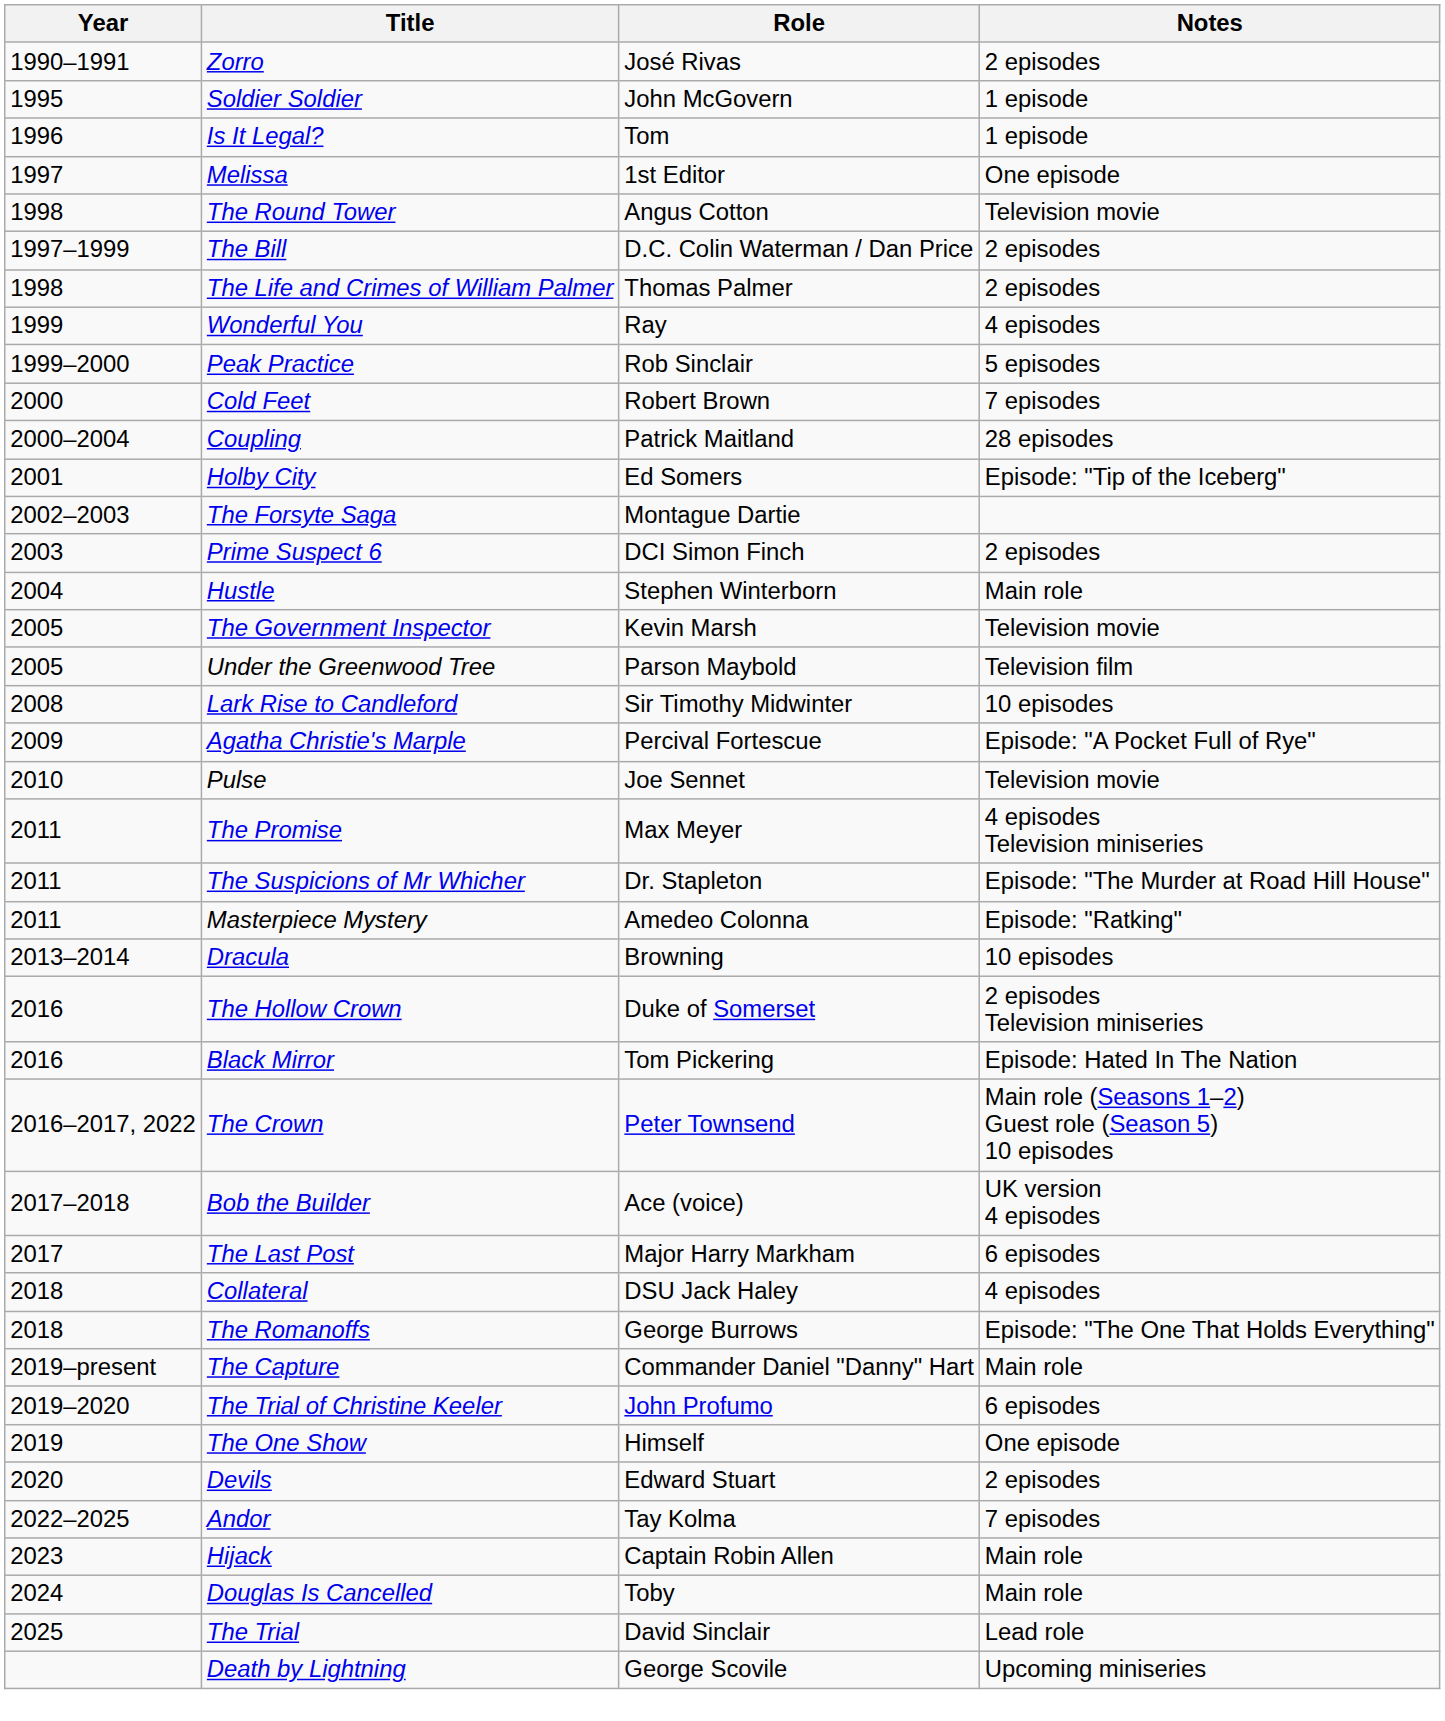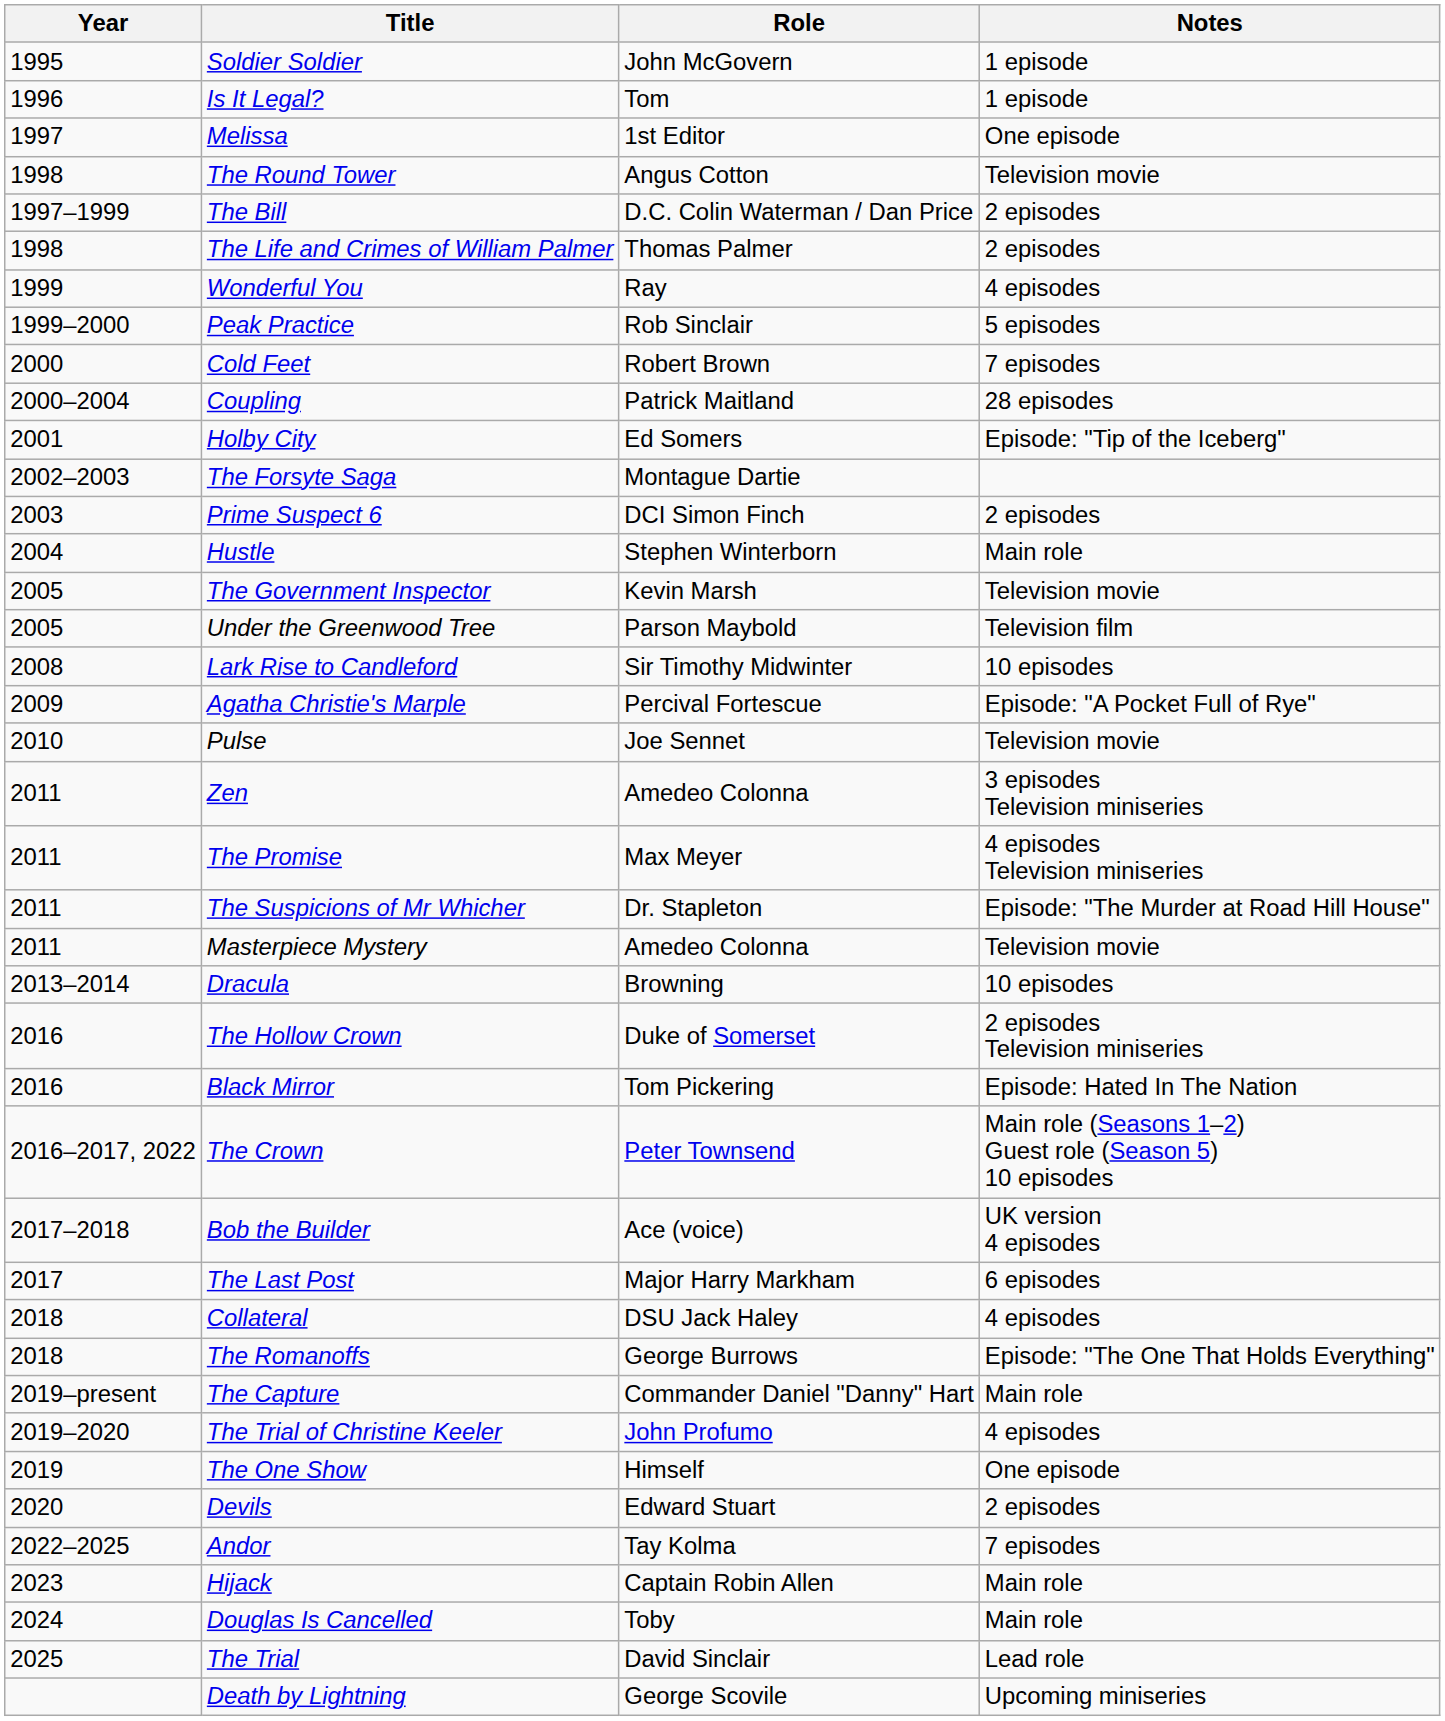- row: (235, 61)
+ row: (227, 792)
(1083, 919) Episode: "Ratking" -> (1072, 946) Television movie
(1042, 1405) 6 episodes -> (1042, 1432) 4 episodes
